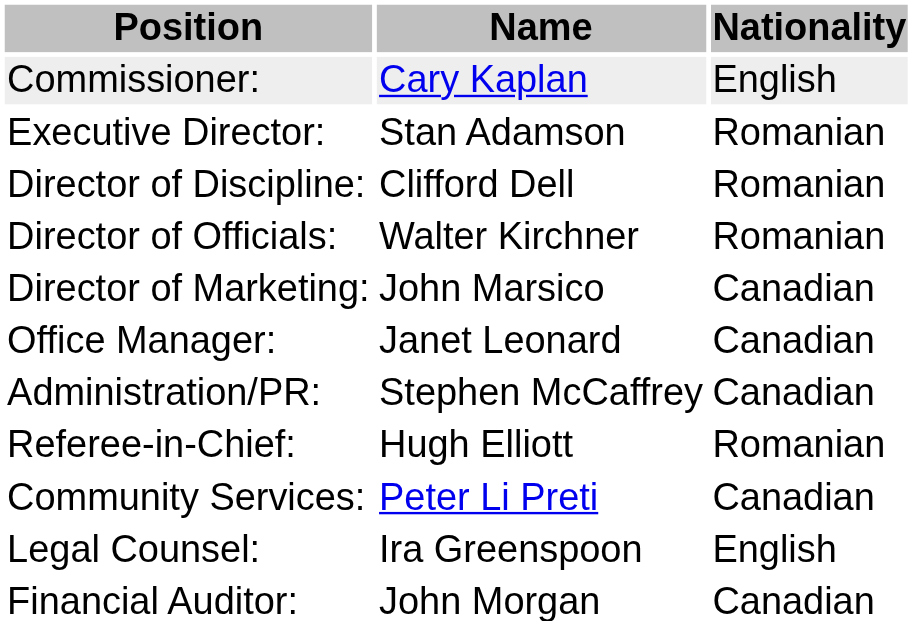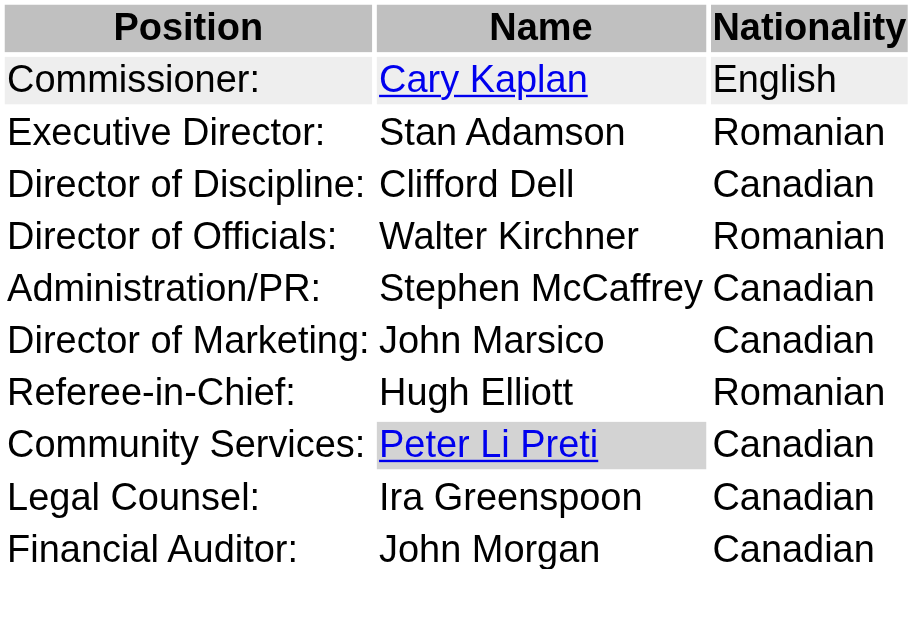(799, 184) Romanian -> (794, 184) Canadian
rows swapped: (188, 288) <-> (164, 392)
- row: (142, 340)
(489, 497) no background -> (489, 444) lightgrey background
(775, 549) English -> (794, 497) Canadian
